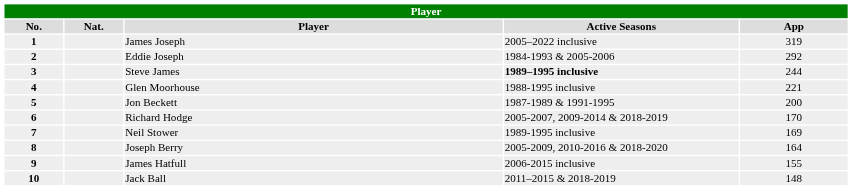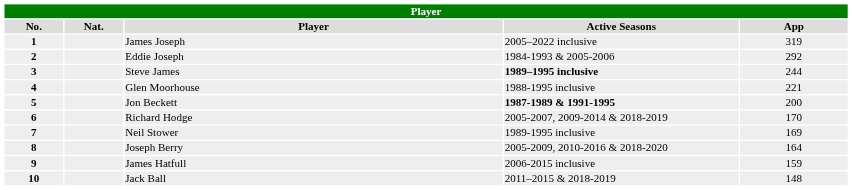(560, 102) normal -> (560, 102) bold
(794, 163) 155 -> (794, 163) 159
